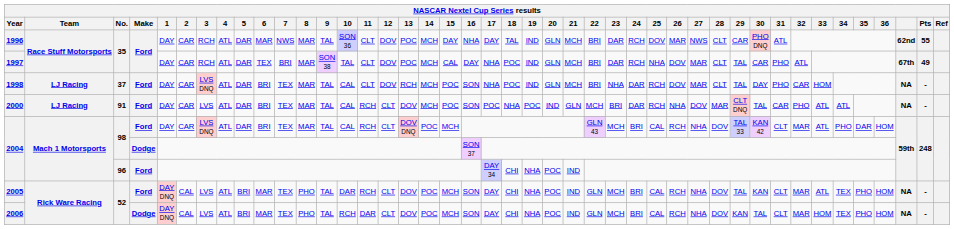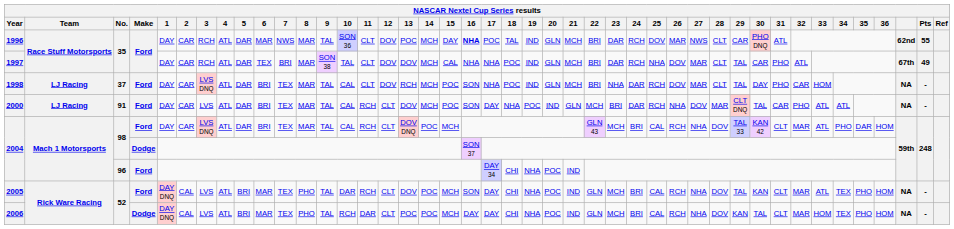(471, 40) normal -> (471, 40) bold
(492, 40) DAY -> (492, 40) POC
(408, 62) POC -> (408, 62) DOV
(471, 62) DAY -> (471, 62) NHA
(492, 105) POC -> (492, 105) DAY
(408, 213) DOV -> (408, 213) POC
(471, 213) SON -> (471, 213) DAY
